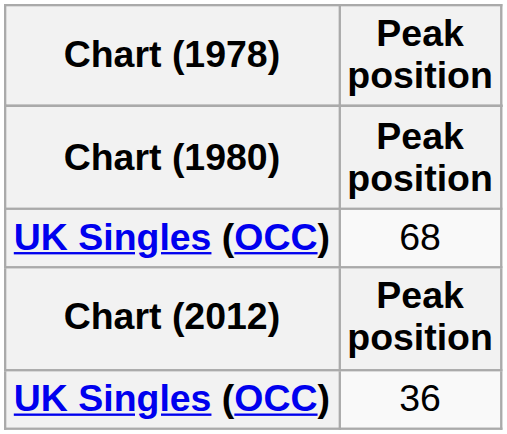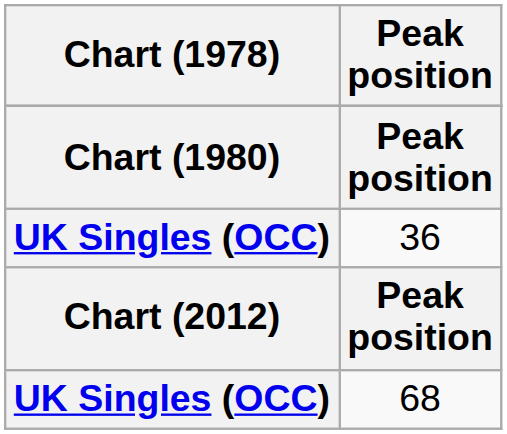rows swapped: (420, 398) <-> (420, 237)
